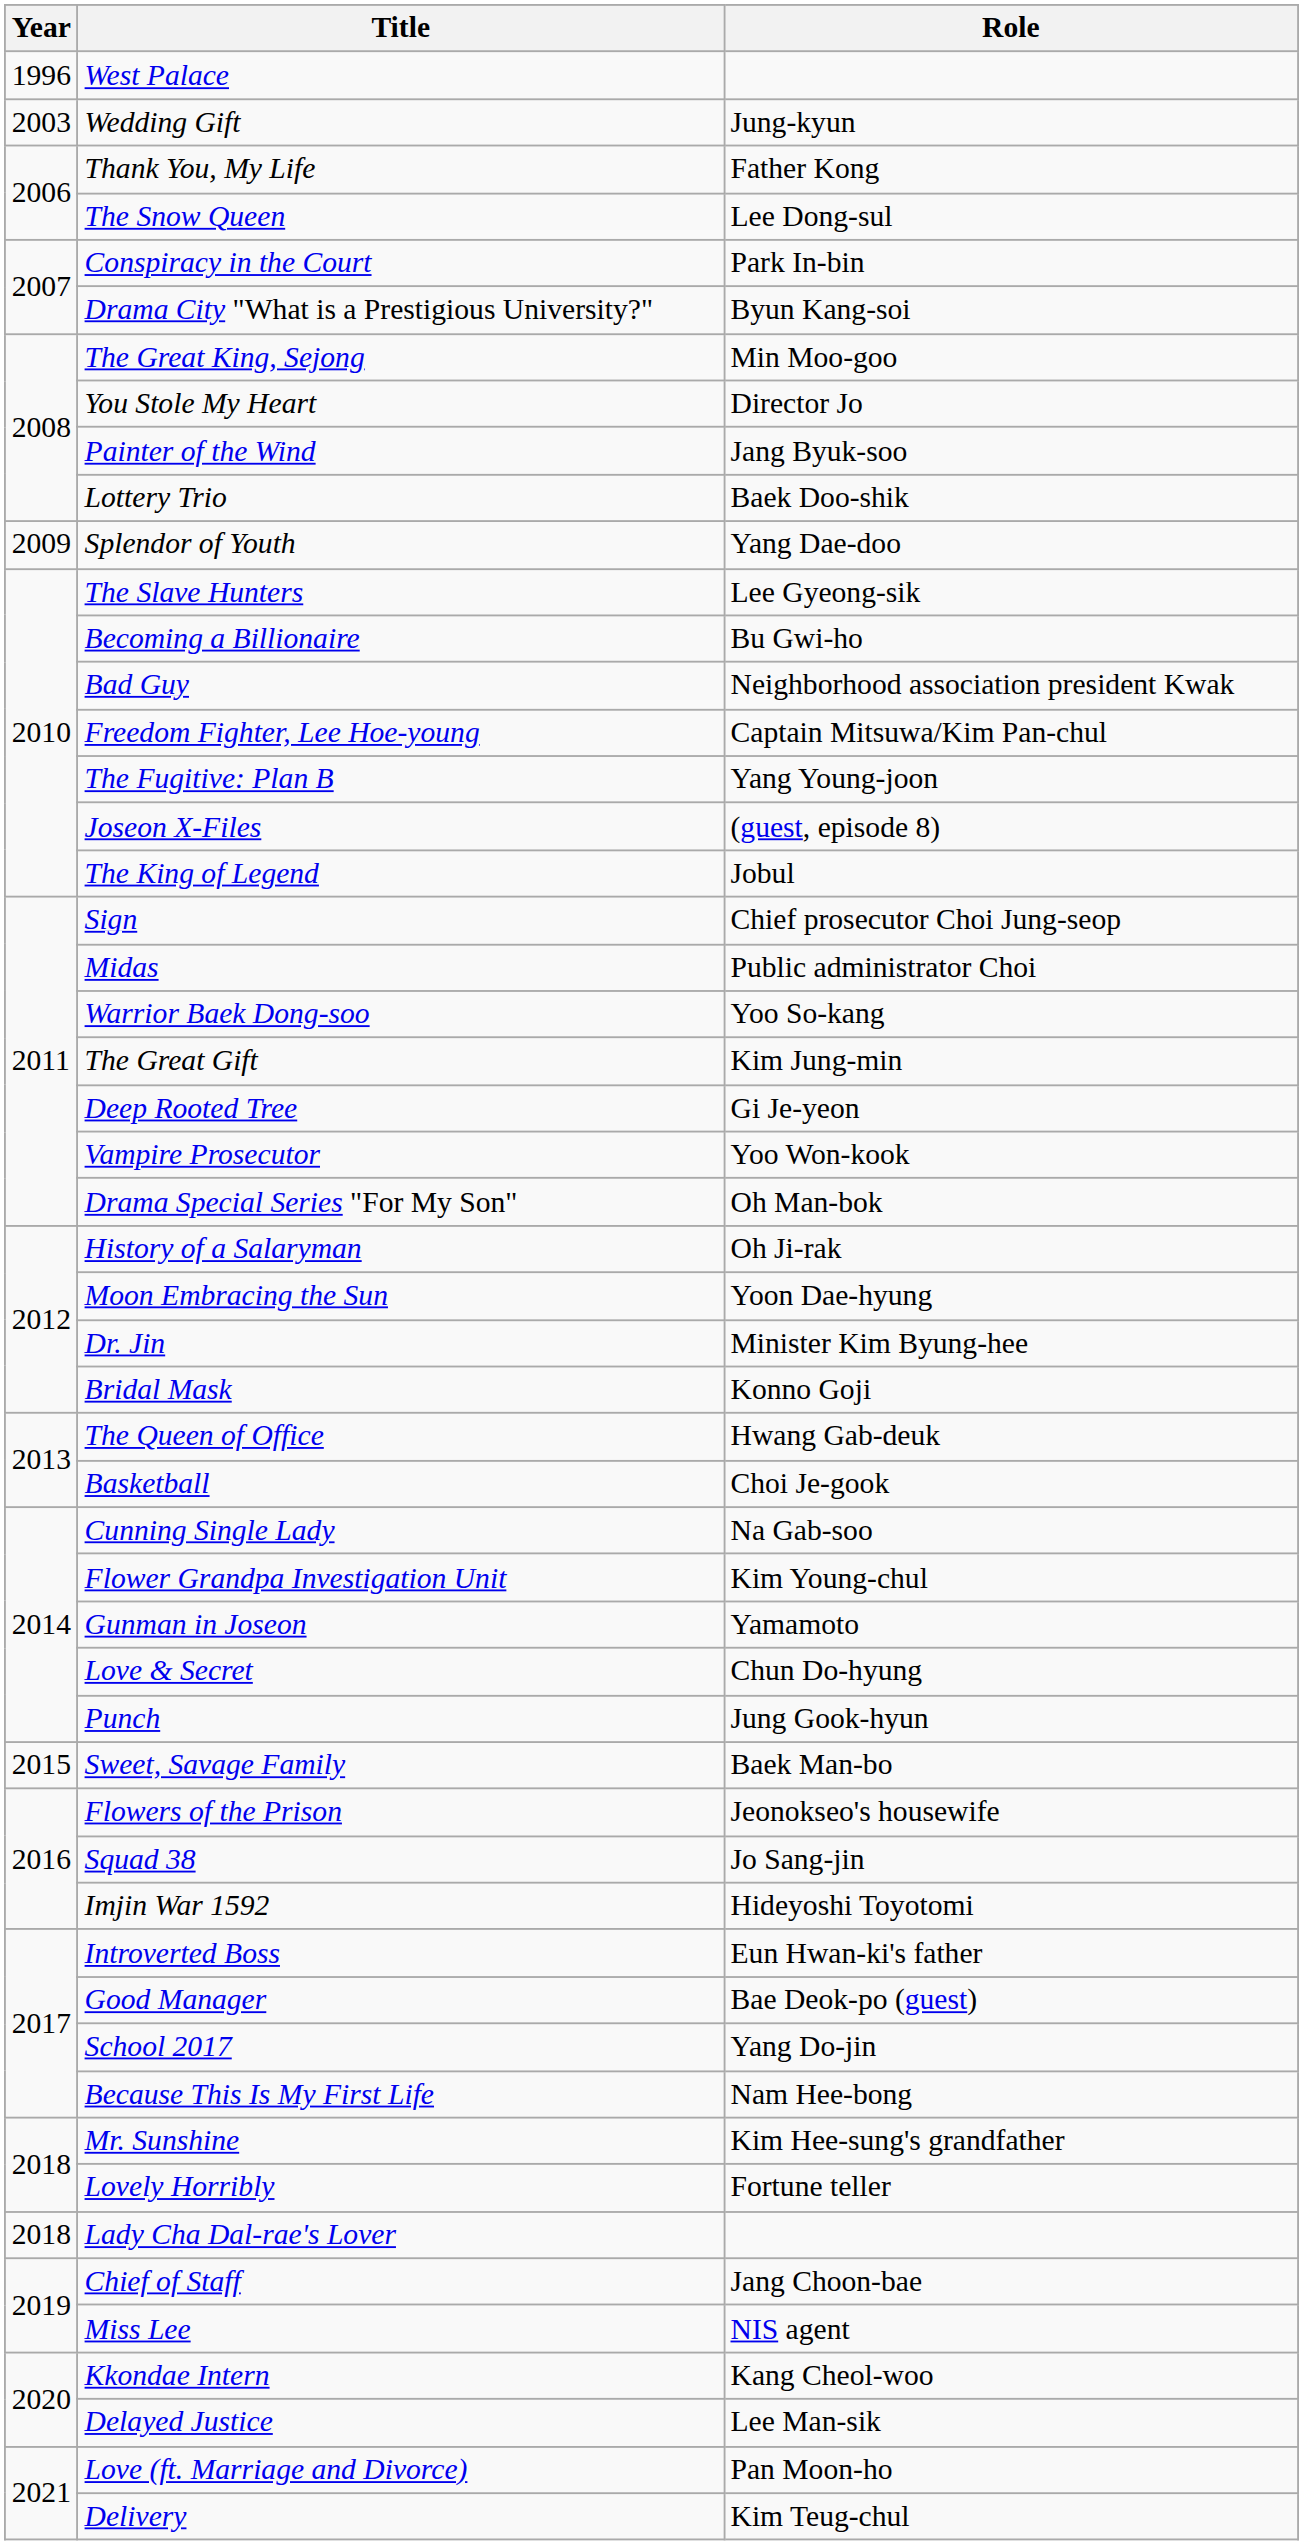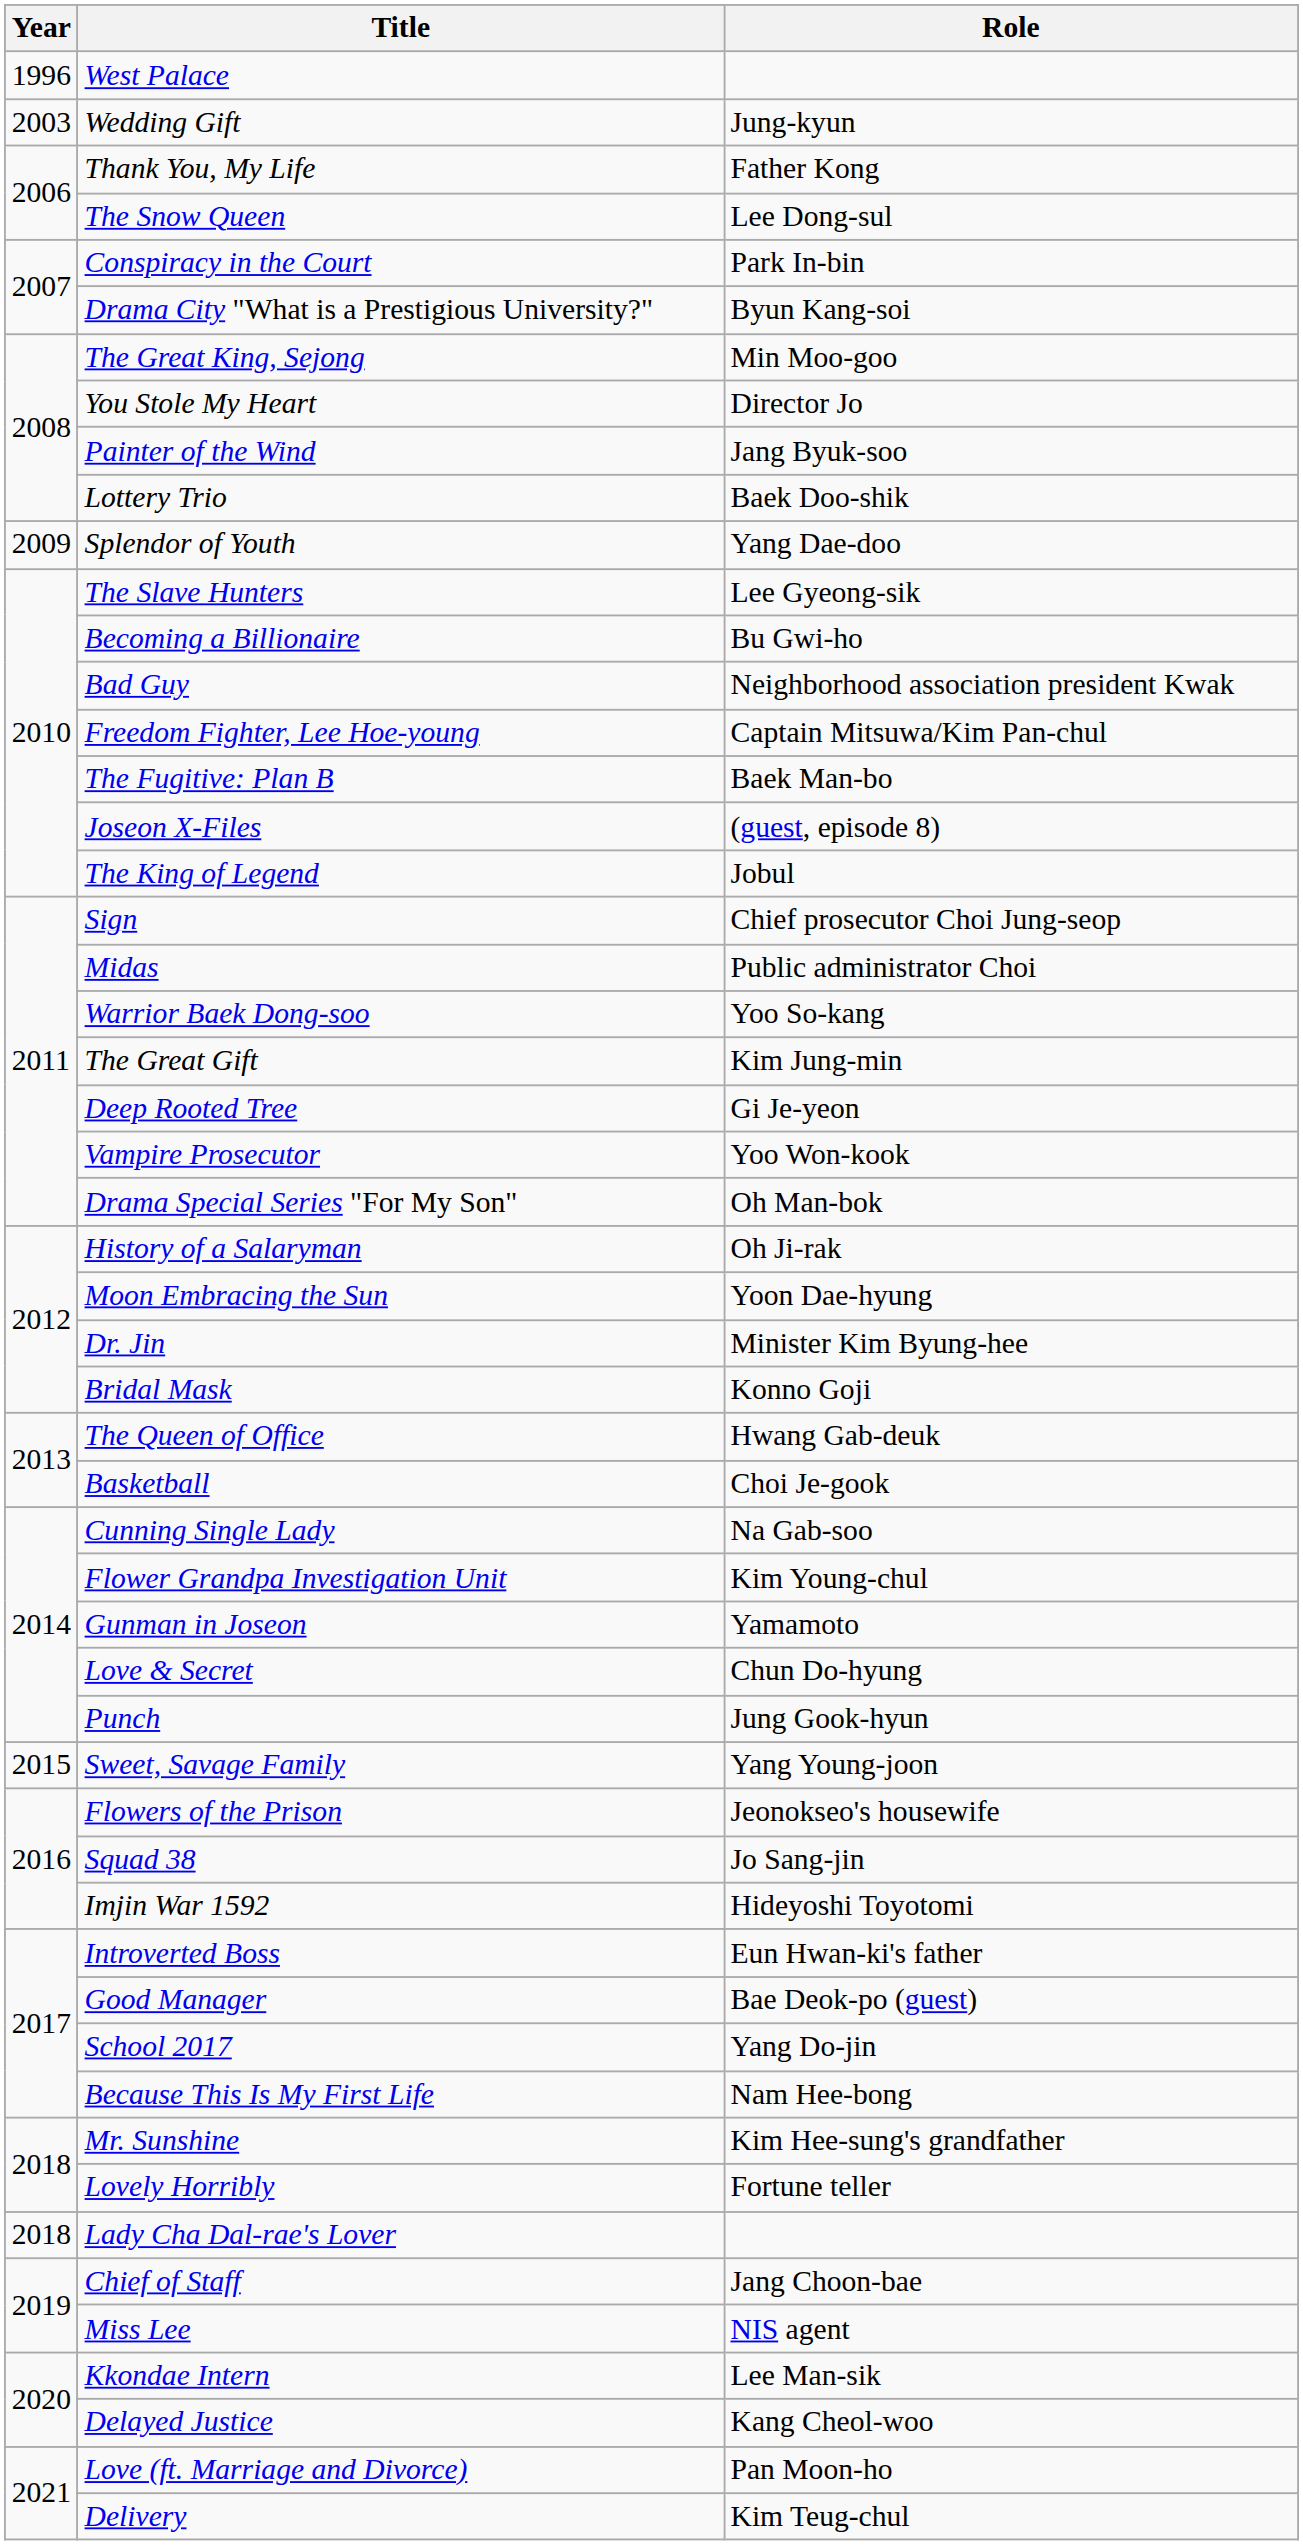(834, 779) Yang Young-joon -> (811, 779) Baek Man-bo
(811, 1764) Baek Man-bo -> (834, 1764) Yang Young-joon
(832, 2375) Kang Cheol-woo -> (806, 2375) Lee Man-sik
(806, 2422) Lee Man-sik -> (832, 2422) Kang Cheol-woo
